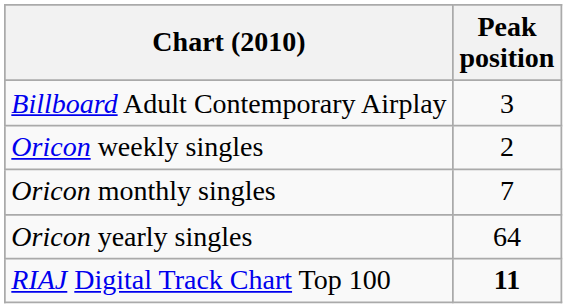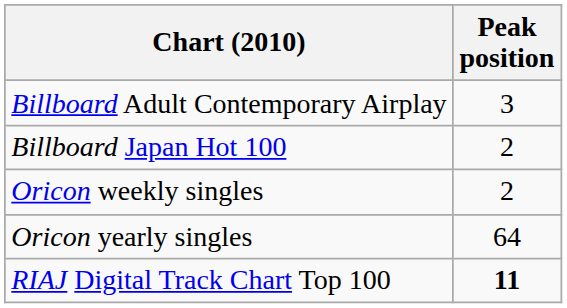+ row: (149, 147)
- row: (144, 191)
